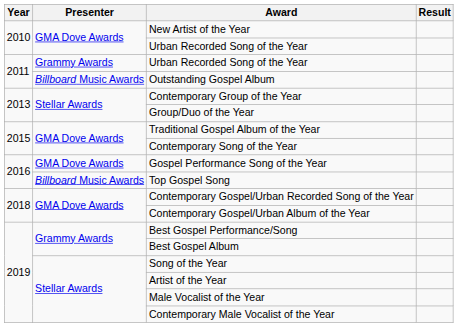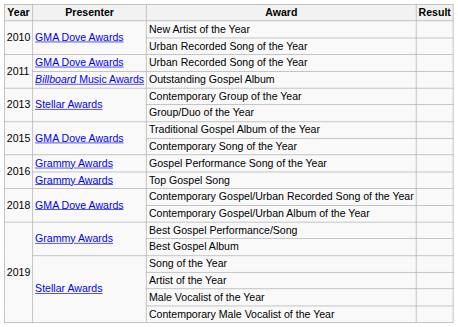(74, 63) Grammy Awards -> (79, 63) GMA Dove Awards
(79, 163) GMA Dove Awards -> (74, 163) Grammy Awards
(90, 180) Billboard Music Awards -> (74, 180) Grammy Awards
